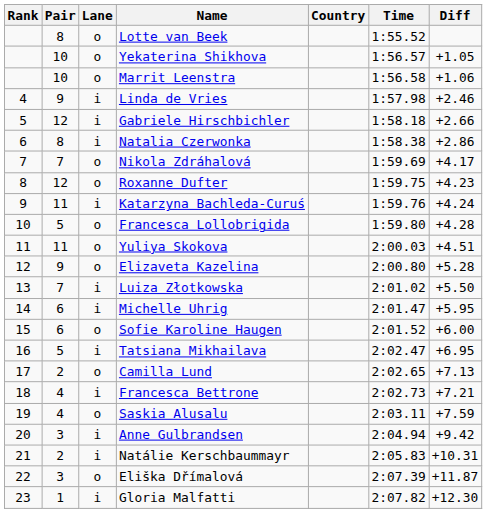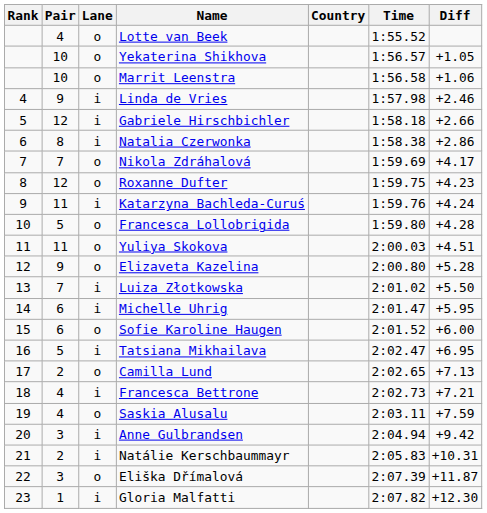(60, 36) 8 -> (60, 36) 4
